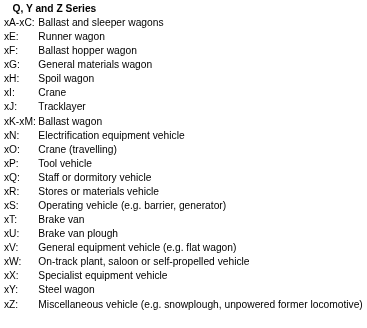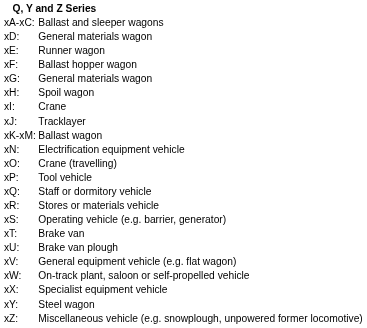+ row: (12, 37)
